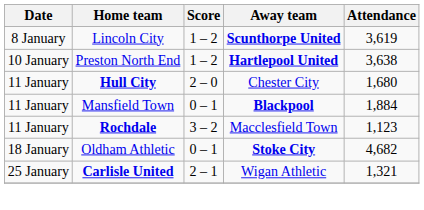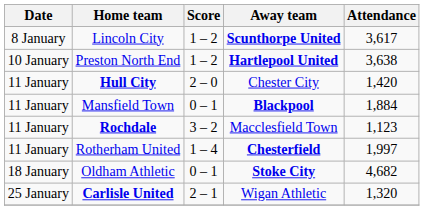(381, 37) 3,619 -> (381, 37) 3,617
(381, 82) 1,680 -> (381, 82) 1,420
+ row: (128, 149)
(381, 171) 1,321 -> (381, 194) 1,320
